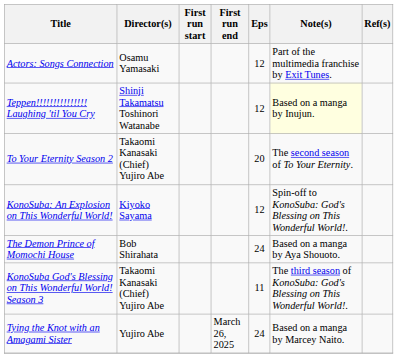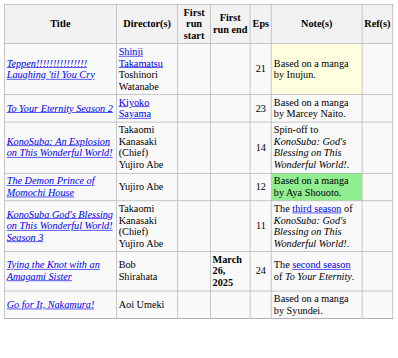- row: (60, 63)
(259, 108) 12 -> (261, 69) 21
(142, 159) Takaomi Kanasaki (Chief) Yujiro Abe -> (135, 108) Kiyoko Sayama
(259, 159) 20 -> (261, 108) 23
(313, 159) The second season of To Your Eternity. -> (311, 108) Based on a manga by Marcey Naito.
(136, 210) Kiyoko Sayama -> (141, 147) Takaomi Kanasaki (Chief) Yujiro Abe
(259, 210) 12 -> (261, 147) 14
(139, 249) Bob Shirahata -> (141, 187) Yujiro Abe
(259, 249) 24 -> (261, 187) 12
(310, 249) no background -> (311, 187) lightgreen background
(142, 333) Yujiro Abe -> (138, 271) Bob Shirahata
(227, 333) normal -> (227, 271) bold
(310, 333) Based on a manga by Marcey Naito. -> (314, 271) The second season of To Your Eternity.
+ row: (50, 304)
